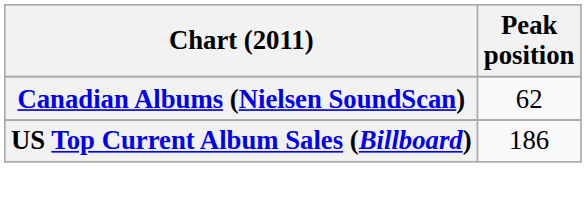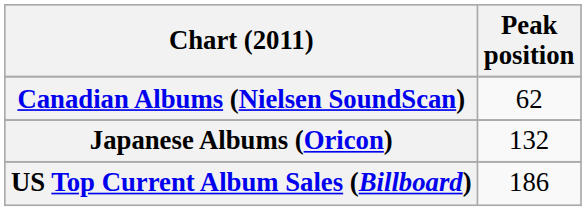+ row: (241, 140)
